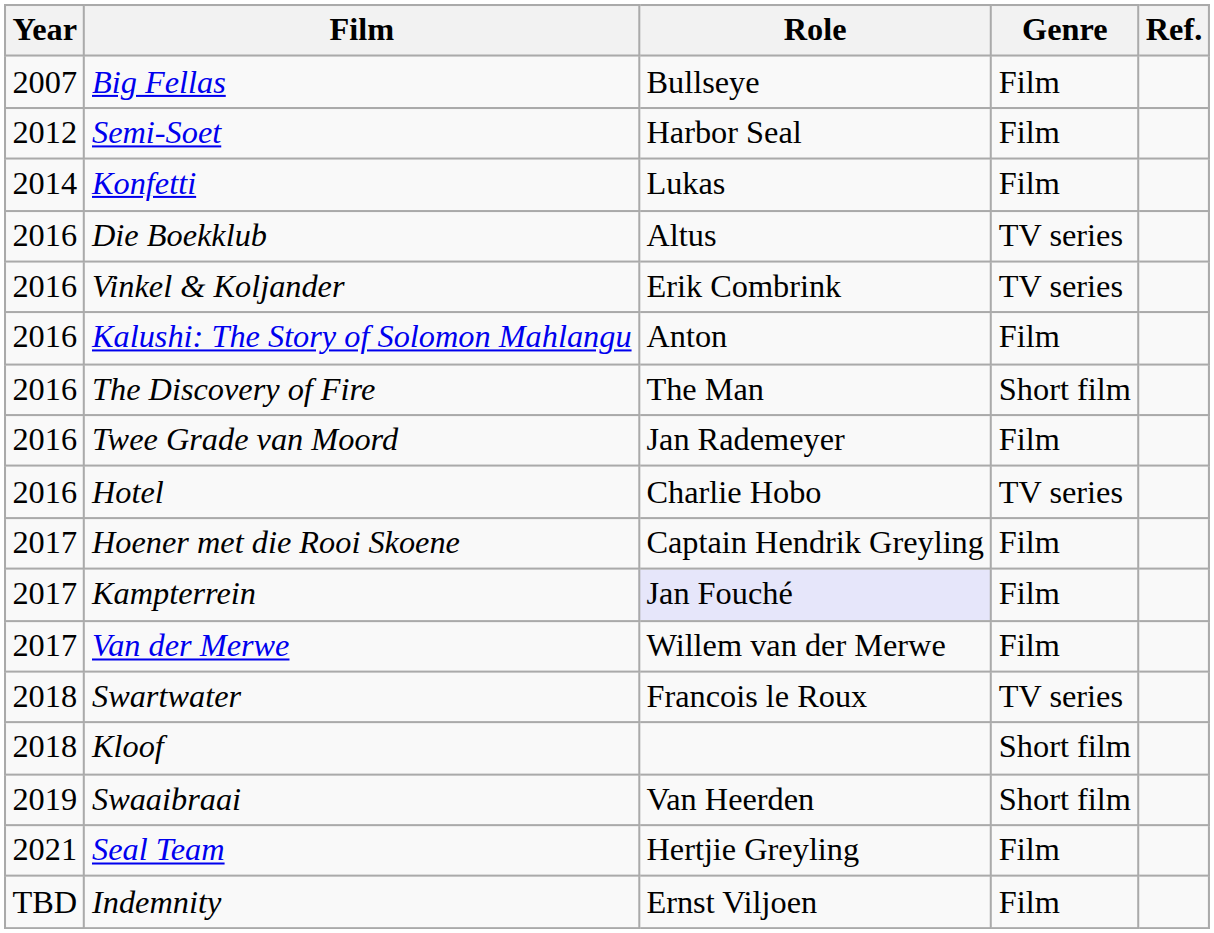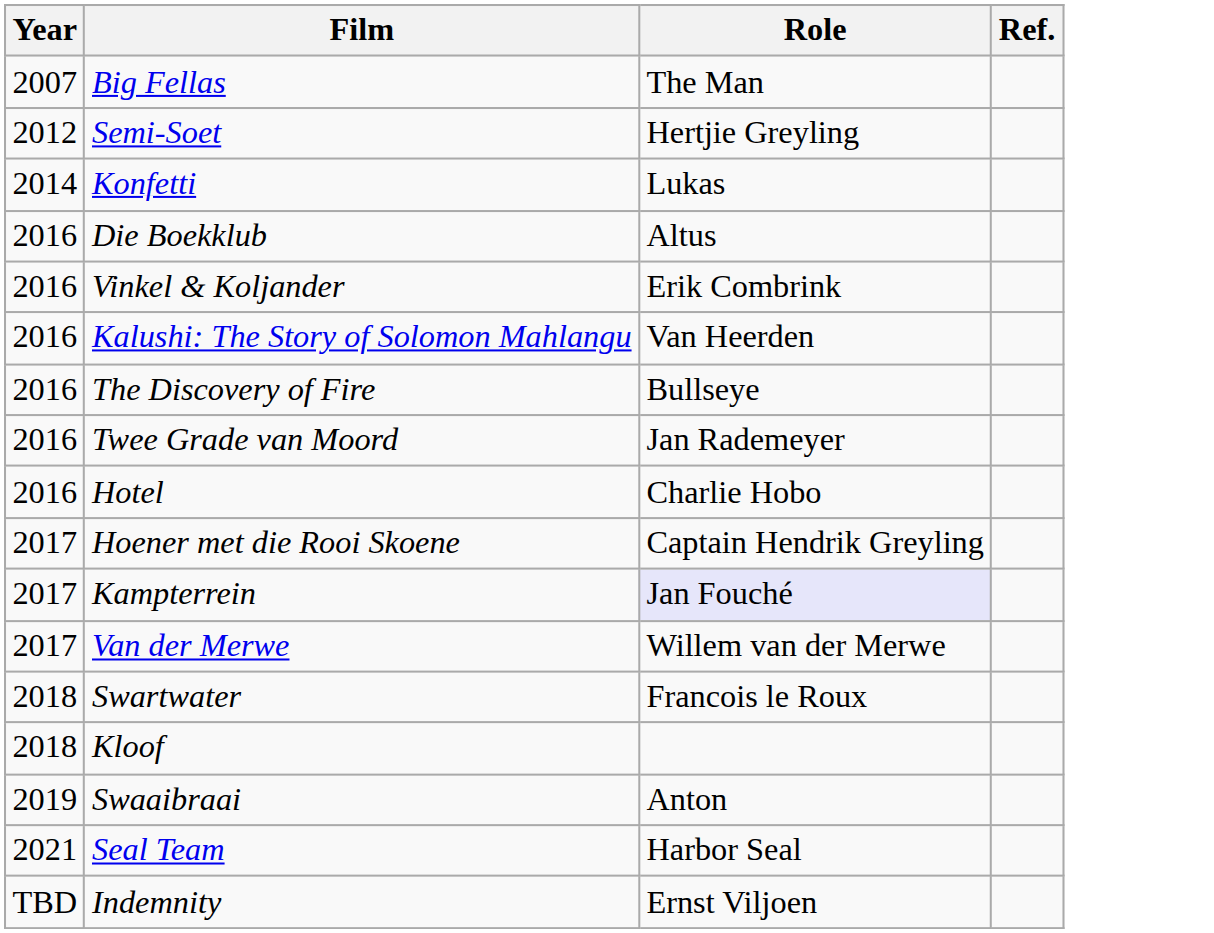- column: (1065, 30)
(703, 81) Bullseye -> (705, 81) The Man
(724, 132) Harbor Seal -> (753, 132) Hertjie Greyling
(687, 337) Anton -> (730, 337) Van Heerden
(705, 388) The Man -> (703, 388) Bullseye
(730, 798) Van Heerden -> (687, 798) Anton
(753, 850) Hertjie Greyling -> (724, 850) Harbor Seal
